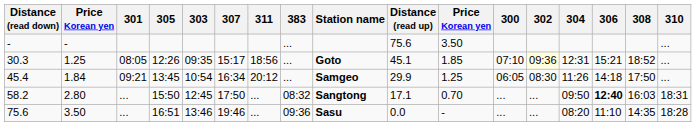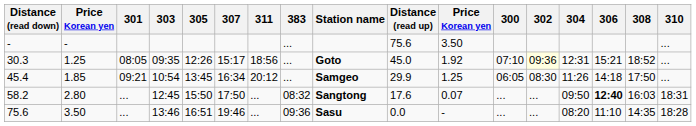columns swapped: (199, 19) <-> (166, 19)
(401, 60) 45.1 -> (401, 60) 45.0
(452, 60) 1.85 -> (452, 60) 1.92
(75, 78) 1.84 -> (75, 78) 1.85
(401, 95) 17.1 -> (401, 95) 17.6
(452, 95) 0.70 -> (452, 95) 0.07
